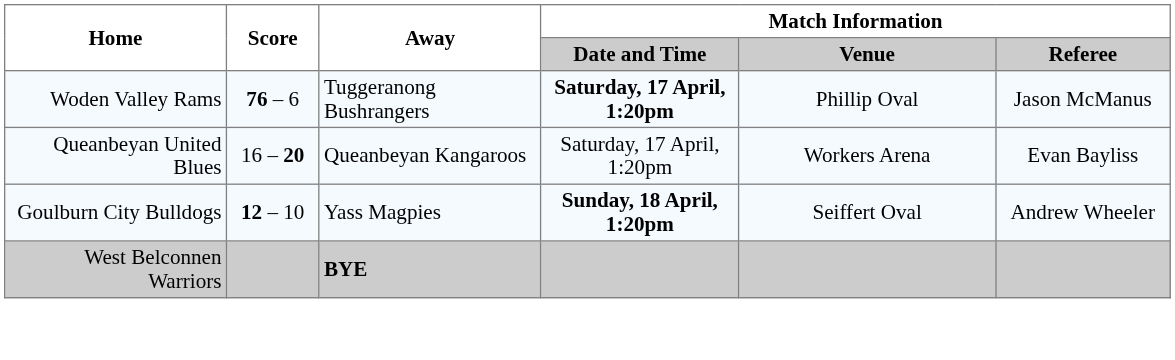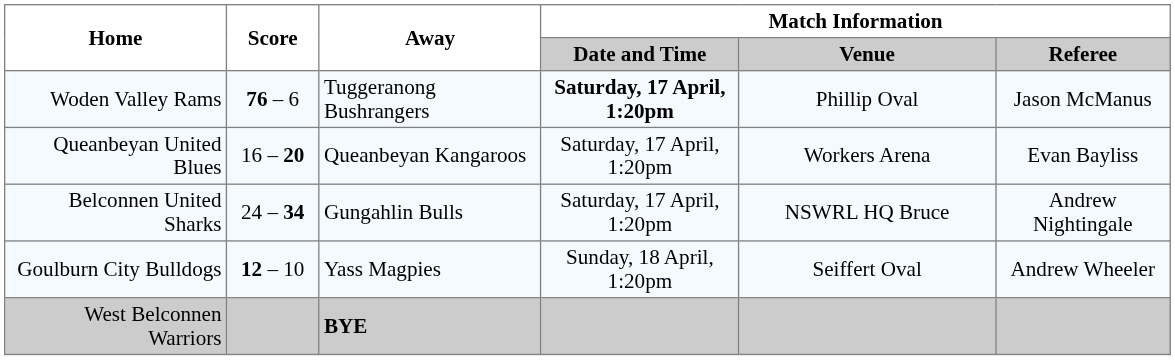+ row: (145, 212)
(640, 212) bold -> (640, 269) normal
